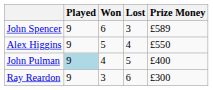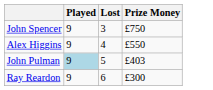- column: (111, 12)
(160, 28) £589 -> (135, 28) £750
(160, 61) £400 -> (135, 61) £403
